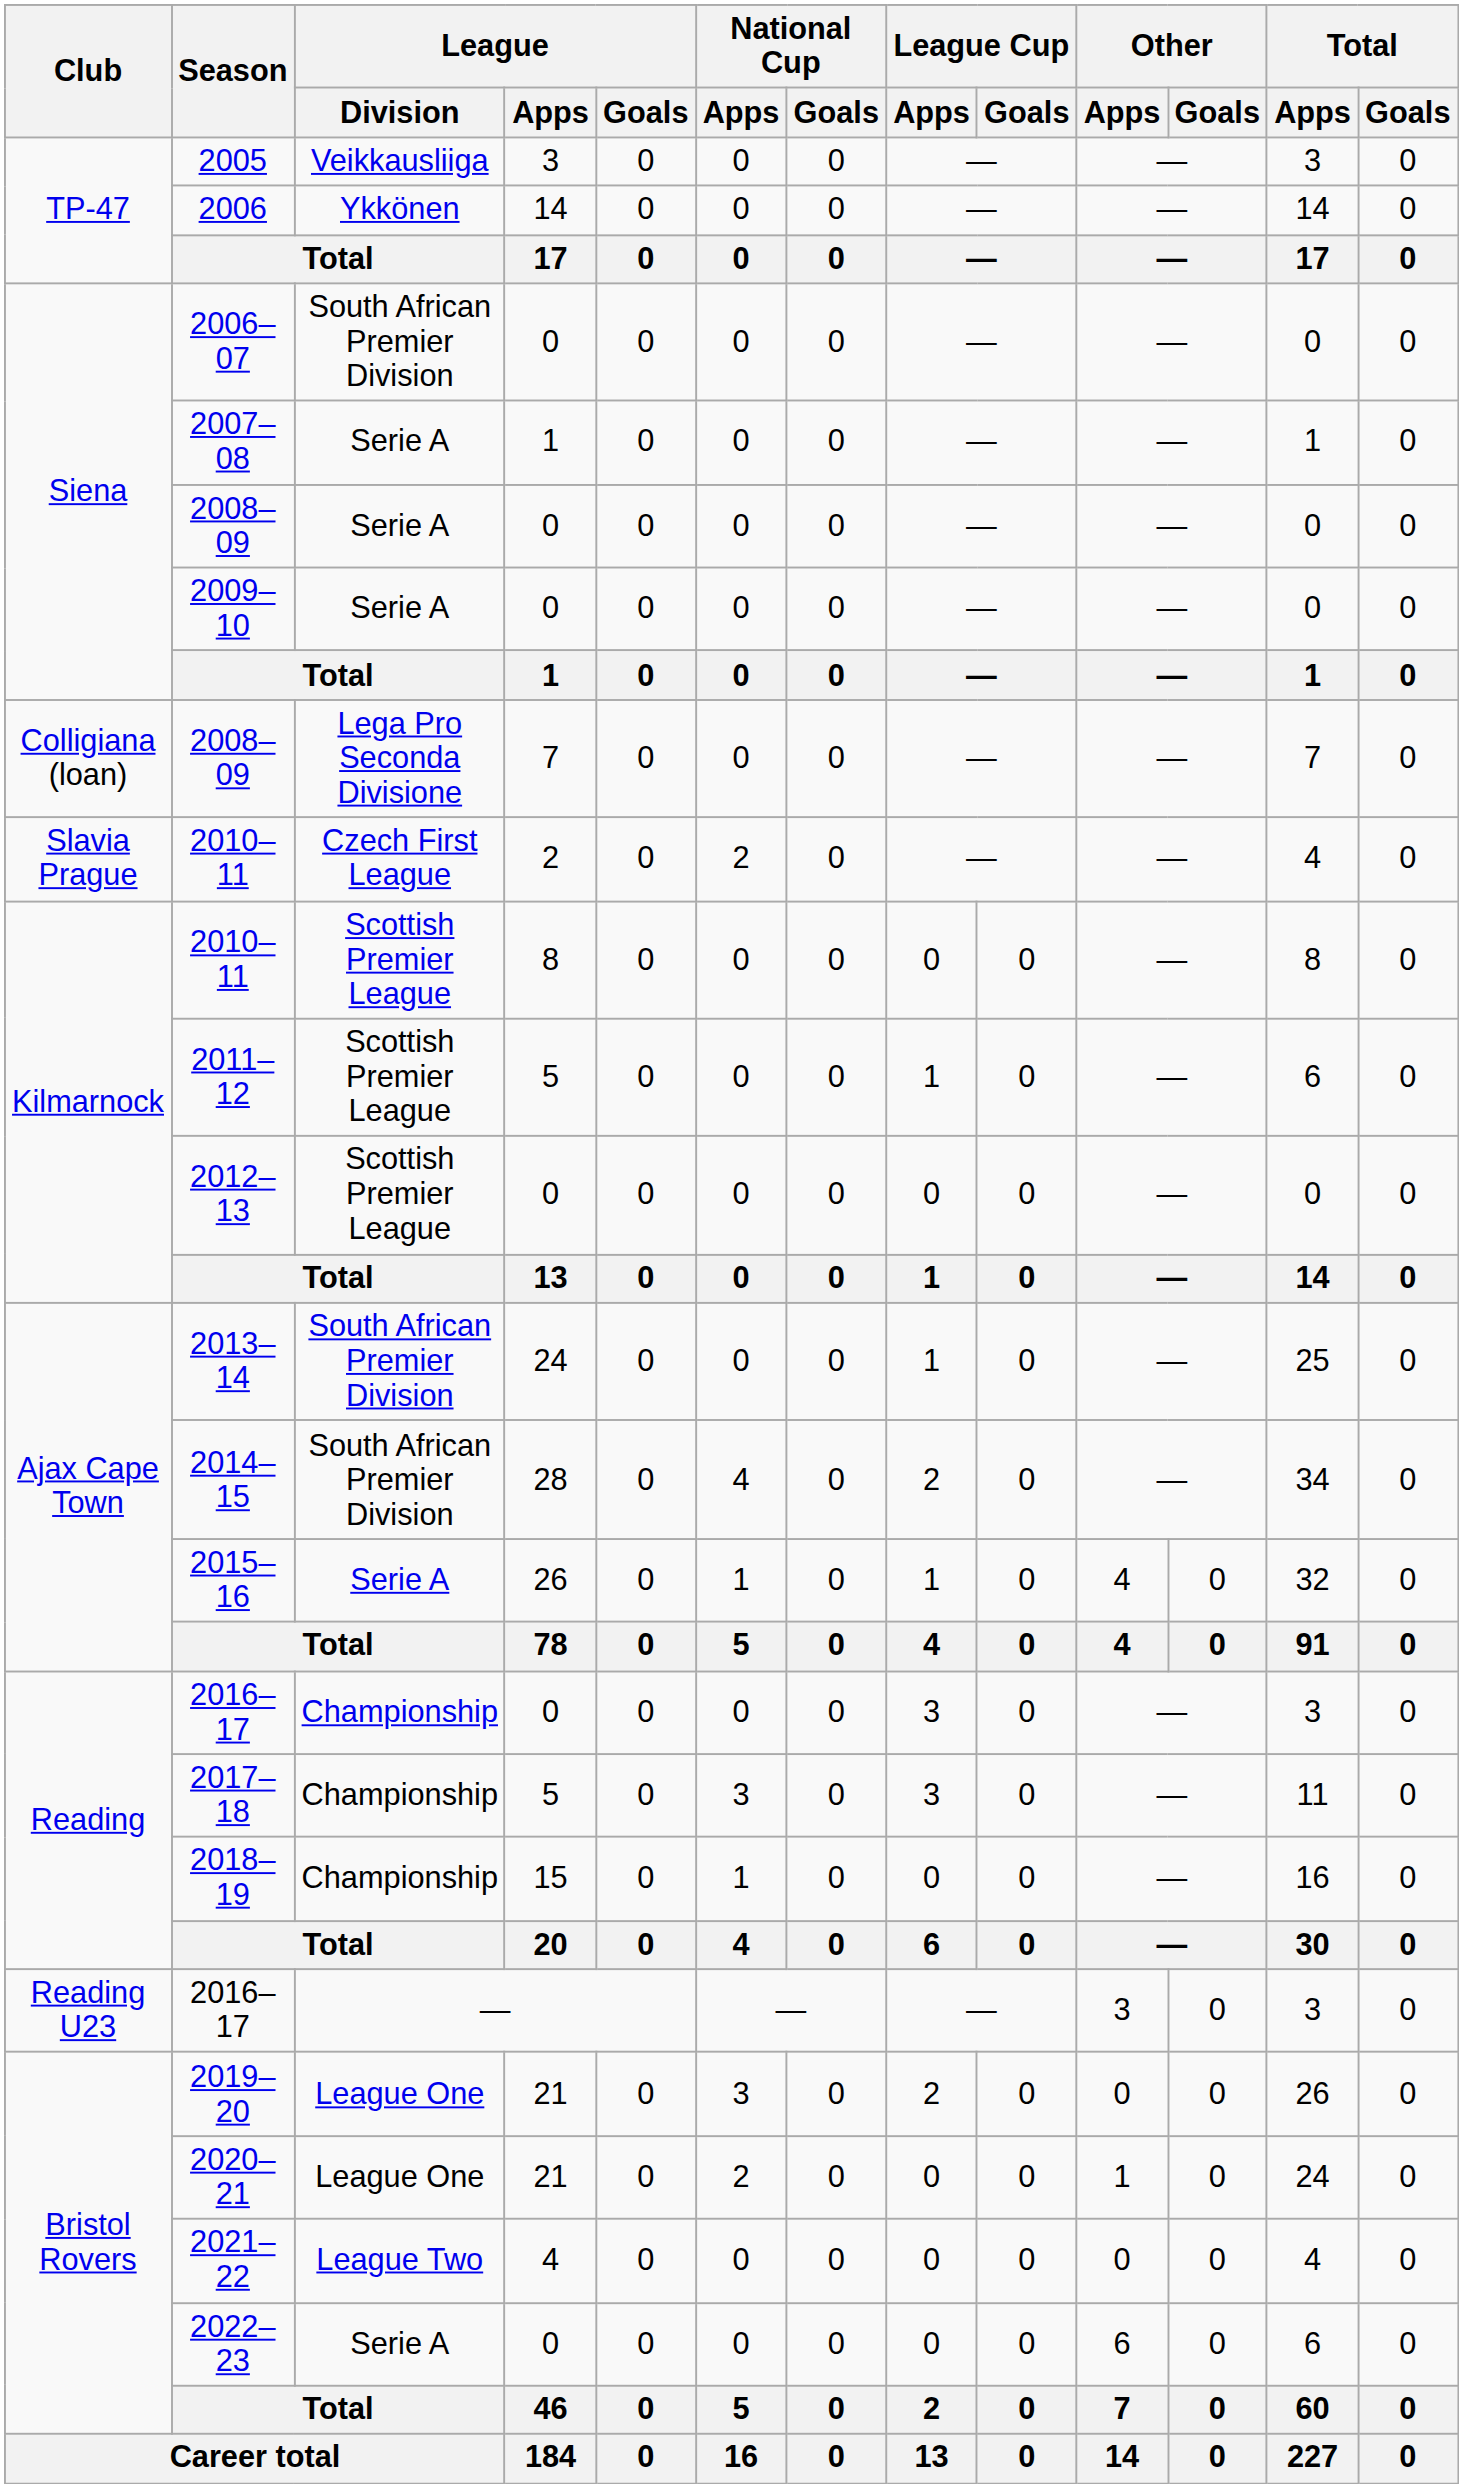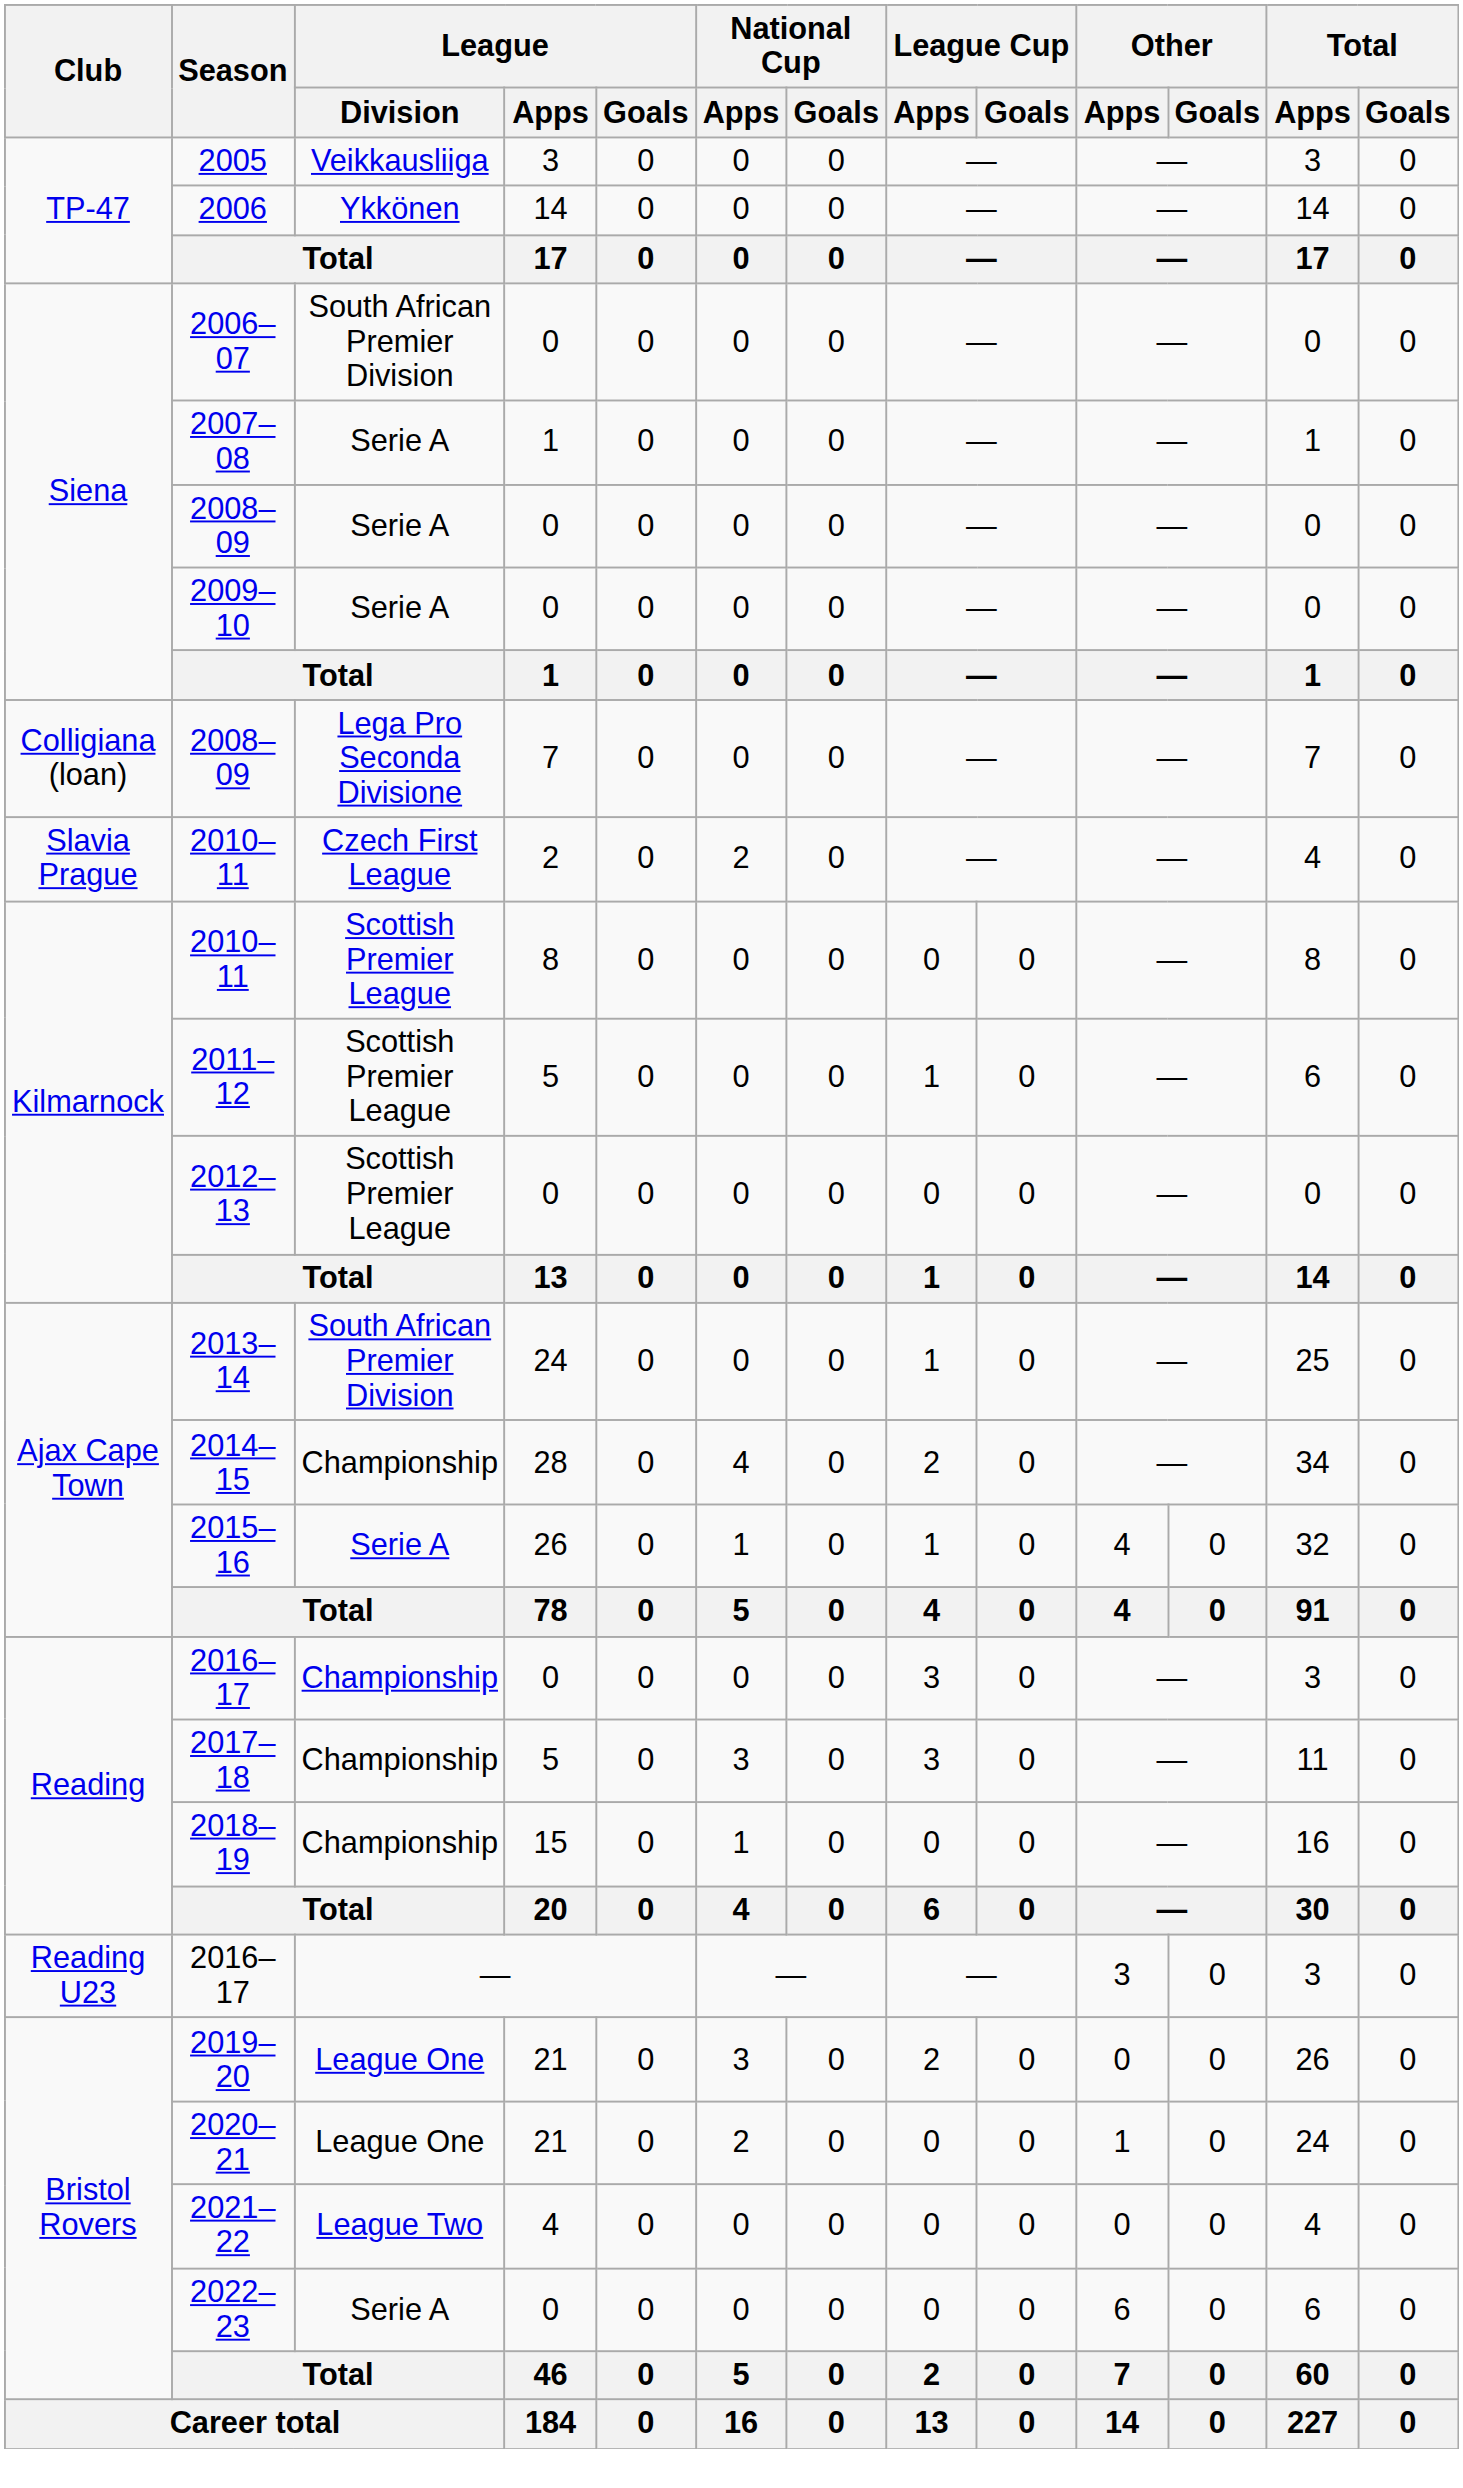(400, 1479) South African Premier Division -> (400, 1461) Championship
